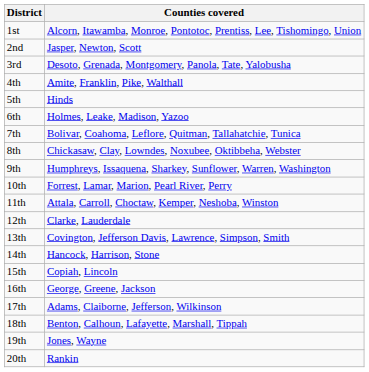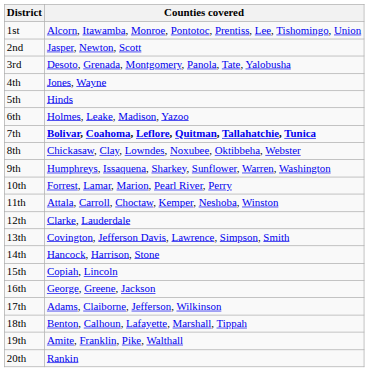(115, 82) Amite, Franklin, Pike, Walthall -> (77, 82) Jones, Wayne
(174, 133) normal -> (181, 133) bold
(77, 340) Jones, Wayne -> (115, 340) Amite, Franklin, Pike, Walthall
